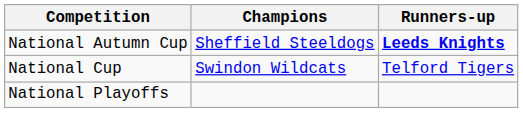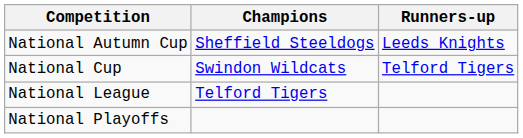(443, 43) bold -> (443, 43) normal
+ row: (79, 94)
